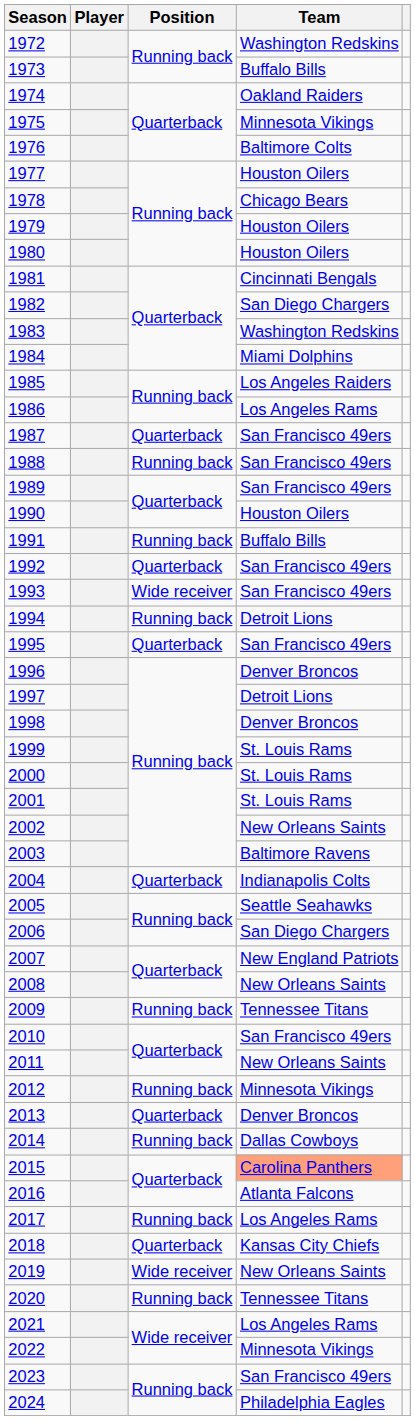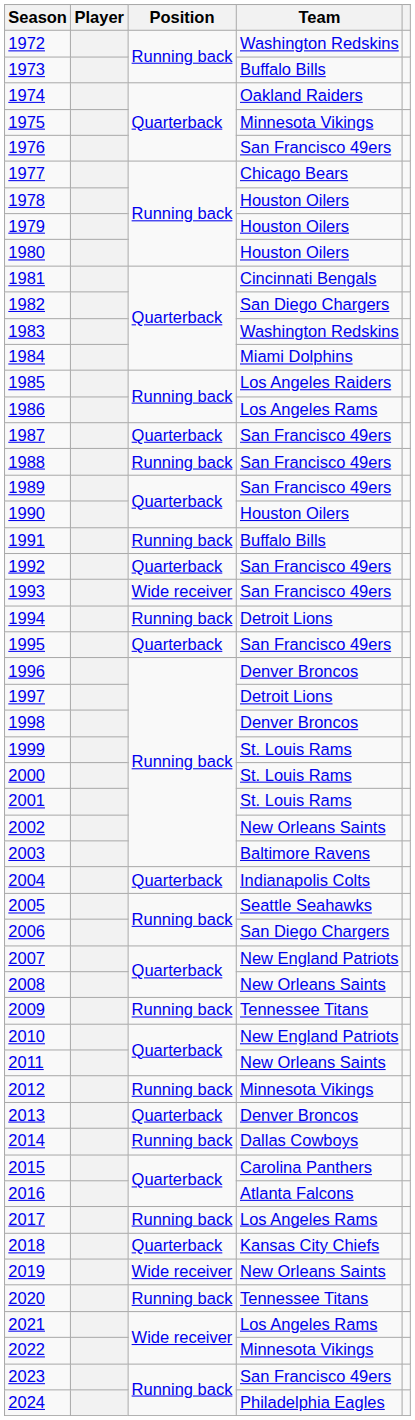(296, 148) Baltimore Colts -> (316, 148) San Francisco 49ers
(295, 174) Houston Oilers -> (294, 174) Chicago Bears
(294, 200) Chicago Bears -> (295, 200) Houston Oilers
(316, 1036) San Francisco 49ers -> (319, 1036) New England Patriots
(306, 1167) lightsalmon background -> (306, 1167) no background
